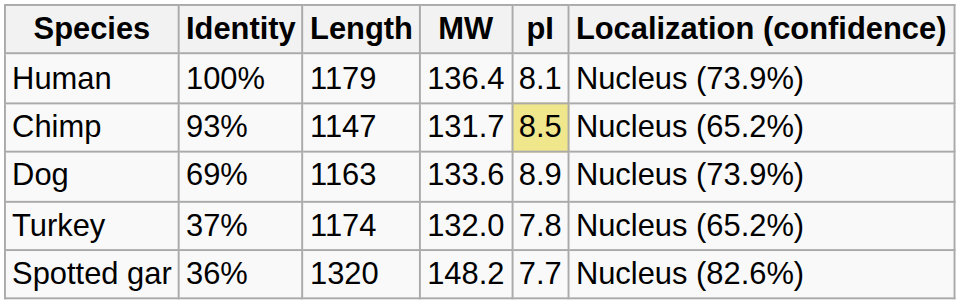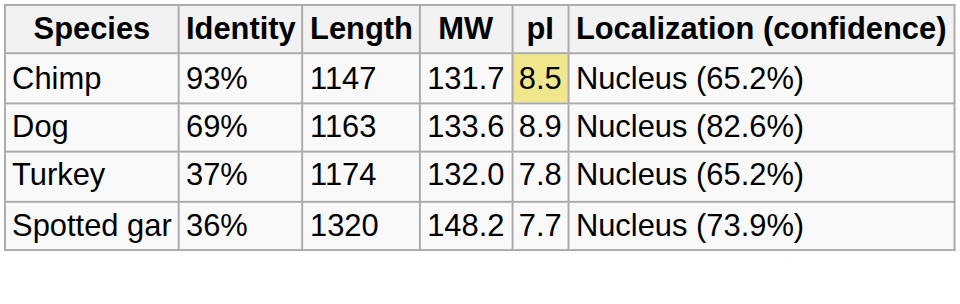- row: (62, 77)
(690, 175) Nucleus (73.9%) -> (690, 126) Nucleus (82.6%)
(690, 273) Nucleus (82.6%) -> (690, 224) Nucleus (73.9%)
